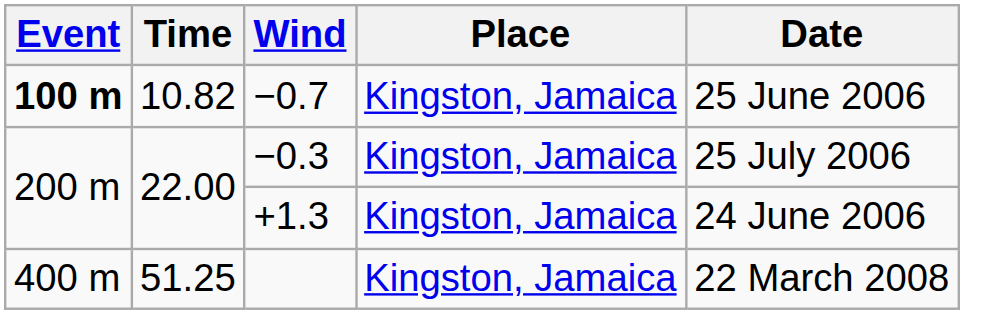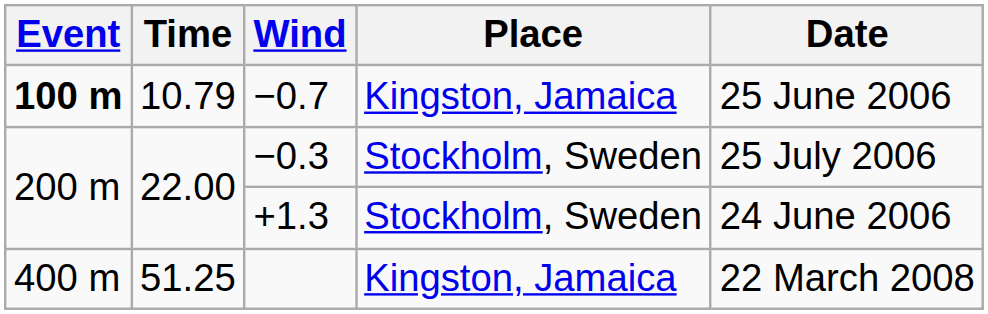(188, 95) 10.82 -> (188, 95) 10.79
(520, 156) Kingston, Jamaica -> (533, 156) Stockholm, Sweden
(520, 216) Kingston, Jamaica -> (533, 216) Stockholm, Sweden
